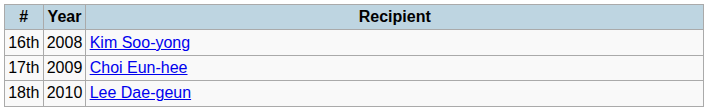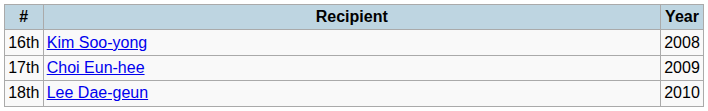columns swapped: (64, 17) <-> (395, 17)
